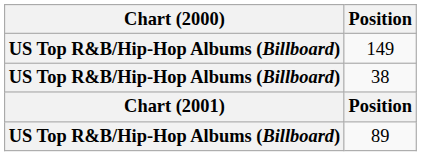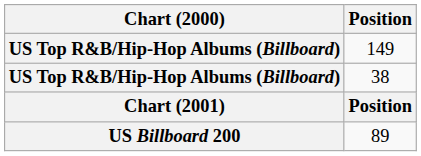(174, 135) US Top R&B/Hip-Hop Albums (Billboard) -> (174, 135) US Billboard 200
